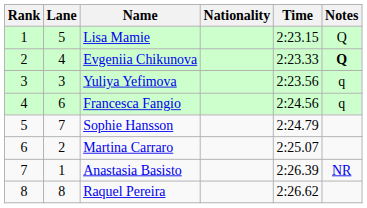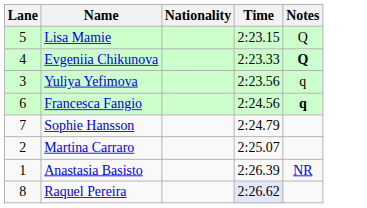- column: (24, 15)
(342, 103) normal -> (303, 103) bold
(298, 192) no background -> (259, 192) lavender background
